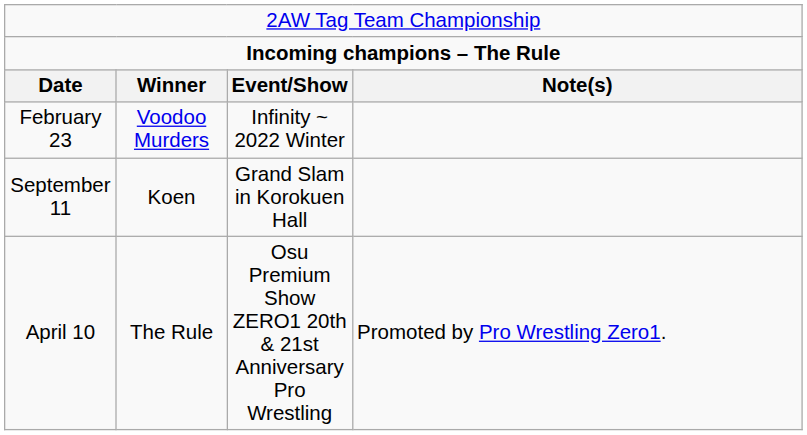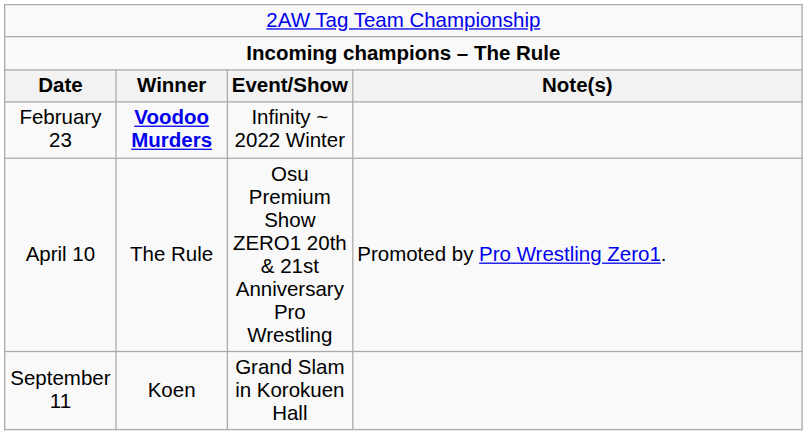(172, 129) normal -> (172, 129) bold
rows swapped: (60, 332) <-> (60, 196)
